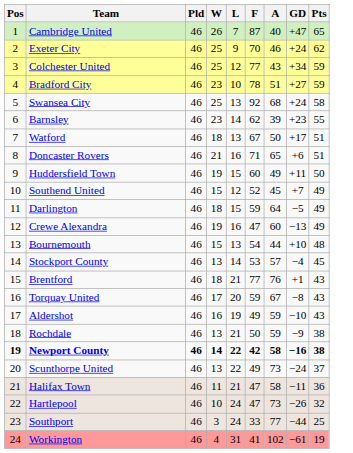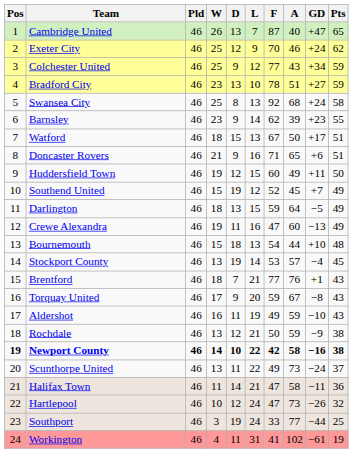+ column: (236, 13)
